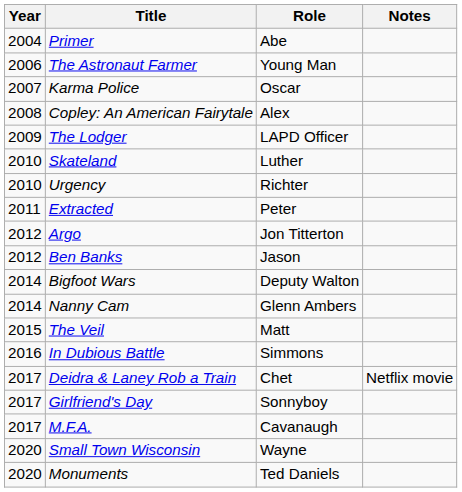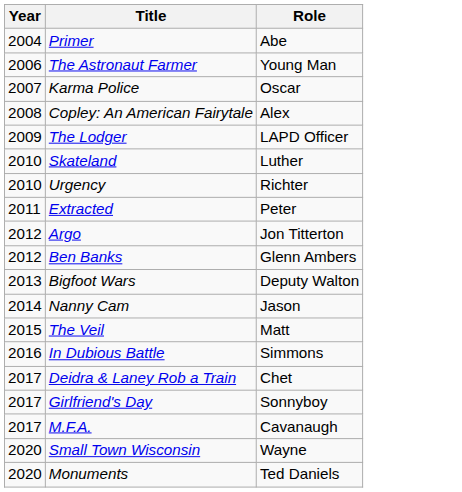- column: (410, 16)
(280, 257) Jason -> (308, 257) Glenn Ambers
(25, 281) 2014 -> (25, 281) 2013
(308, 305) Glenn Ambers -> (280, 305) Jason
